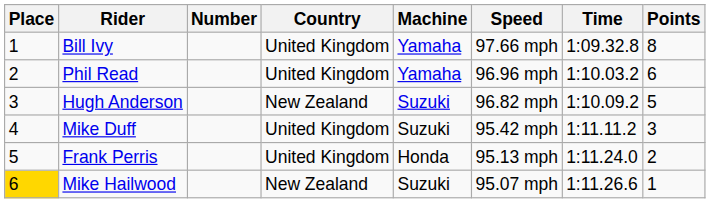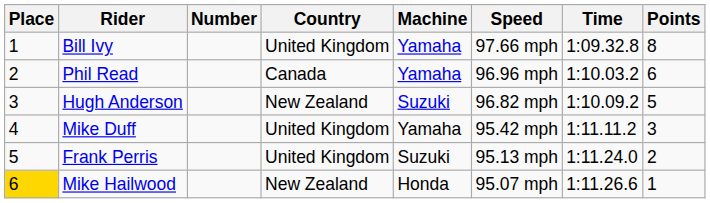(327, 74) United Kingdom -> (296, 74) Canada
(424, 129) Suzuki -> (429, 129) Yamaha
(423, 157) Honda -> (424, 157) Suzuki
(424, 185) Suzuki -> (423, 185) Honda
